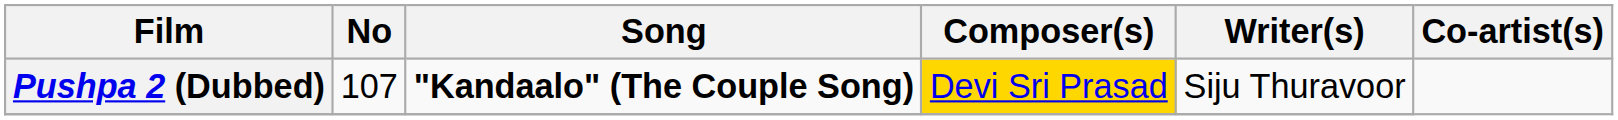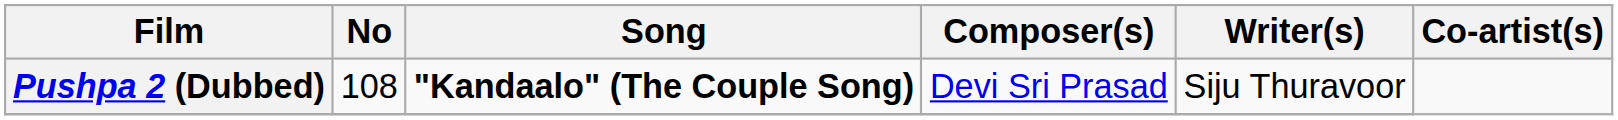(369, 85) 107 -> (369, 85) 108
(1049, 85) gold background -> (1049, 85) no background
